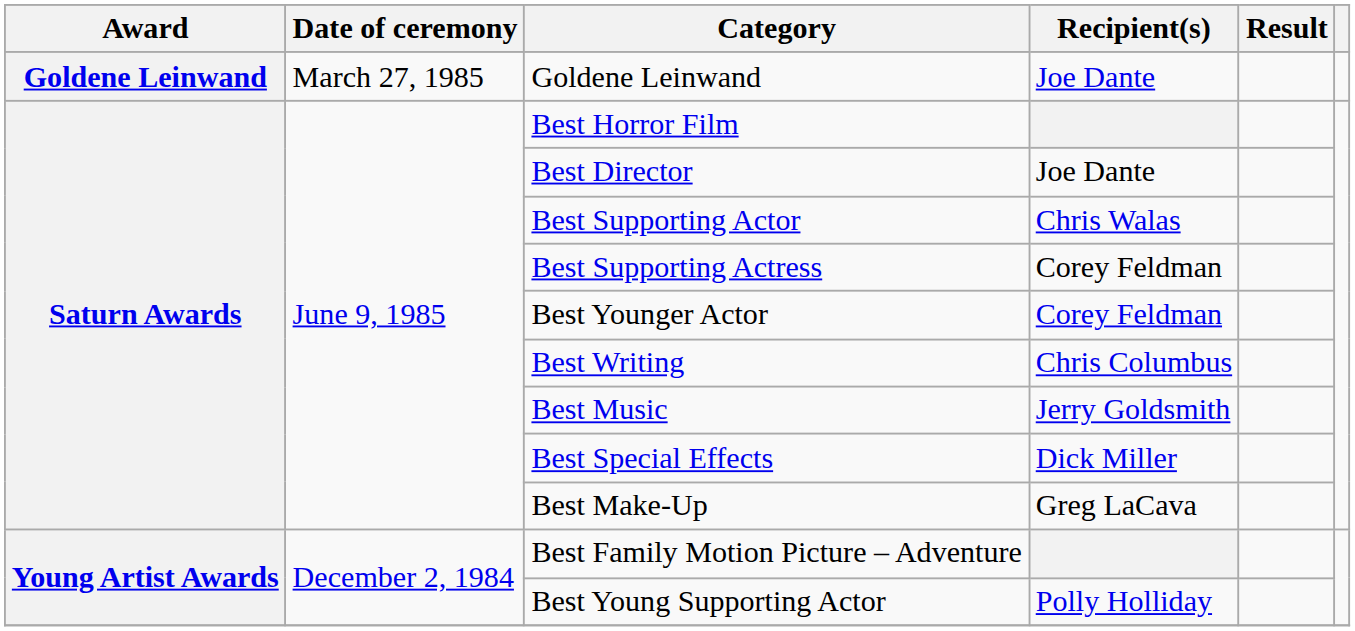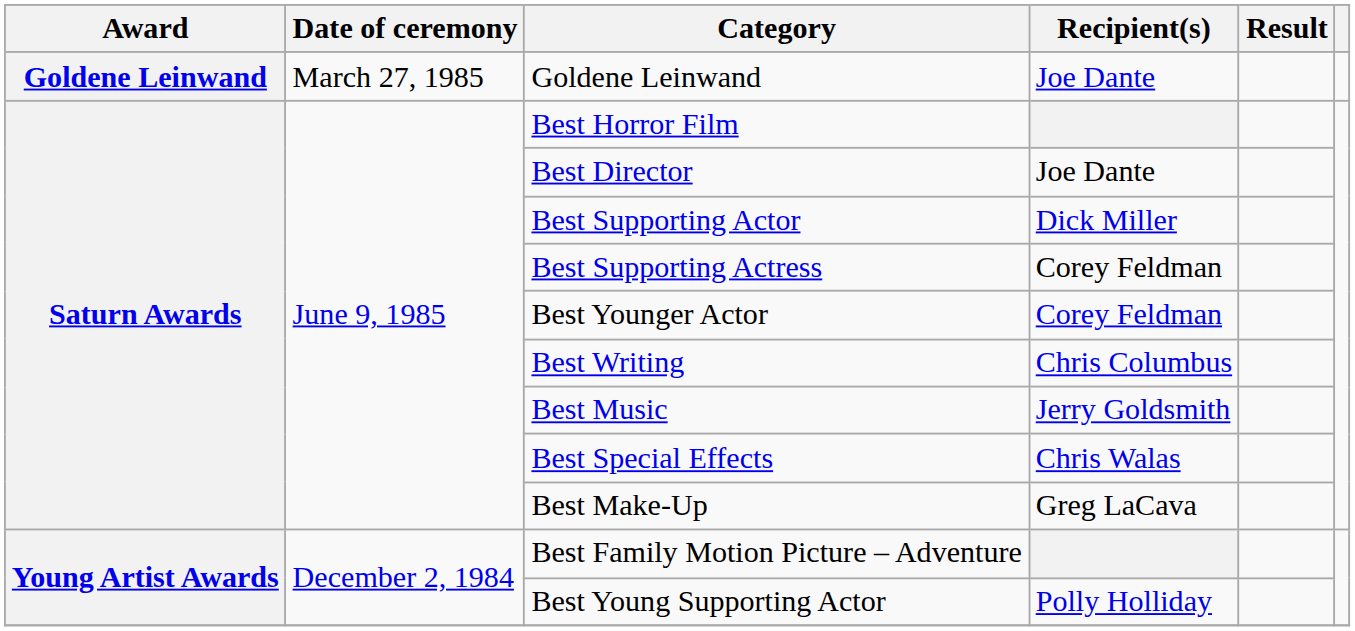(1108, 219) Chris Walas -> (1106, 219) Dick Miller
(1106, 457) Dick Miller -> (1108, 457) Chris Walas
